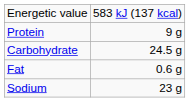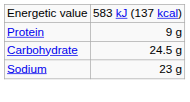- row: (15, 69)
